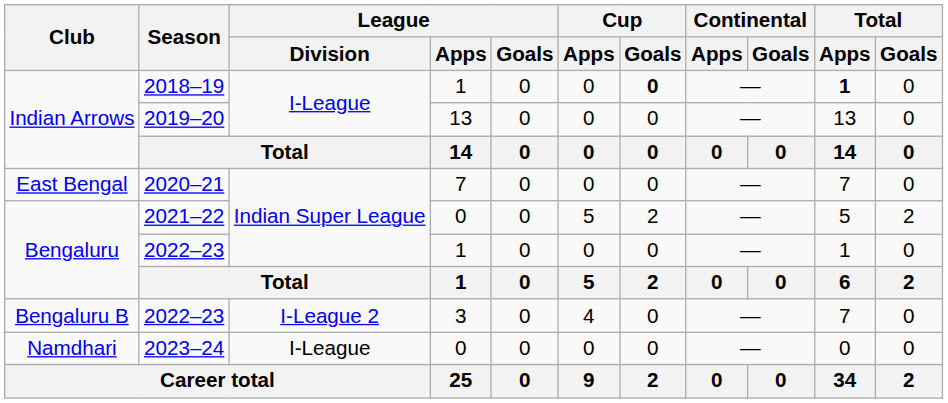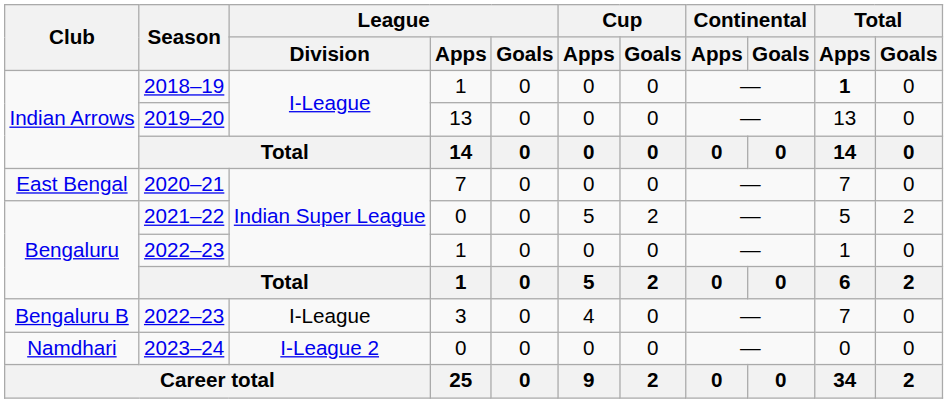(653, 86) bold -> (653, 86) normal
(330, 315) I-League 2 -> (330, 315) I-League
(330, 348) I-League -> (330, 348) I-League 2
